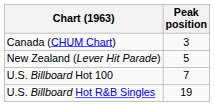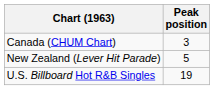- row: (60, 76)
